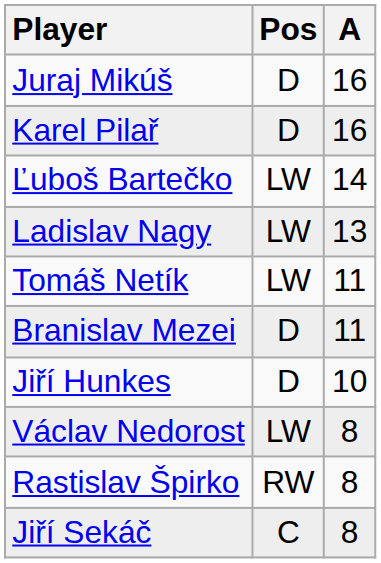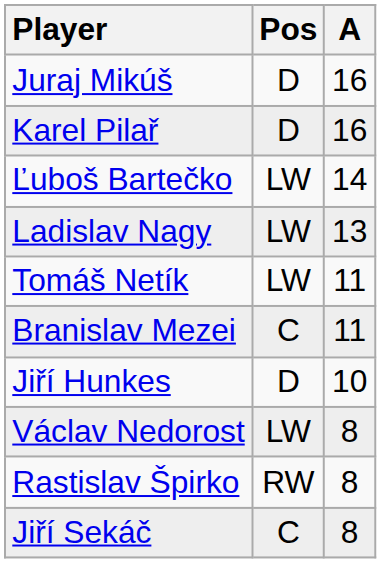(288, 331) D -> (288, 331) C
